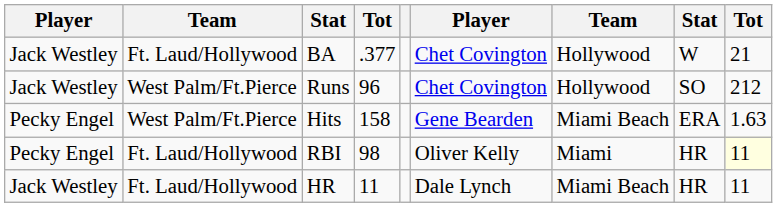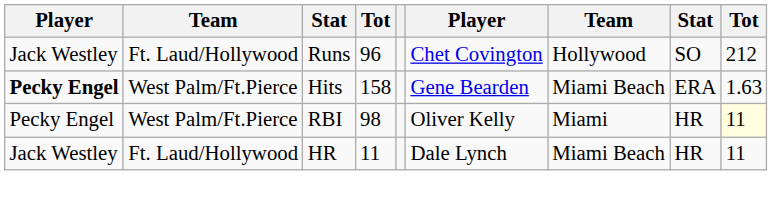- row: (321, 53)
(212, 86) West Palm/Ft.Pierce -> (213, 53) Ft. Laud/Hollywood
(62, 119) normal -> (64, 86) bold
(212, 152) Ft. Laud/Hollywood -> (213, 119) West Palm/Ft.Pierce
